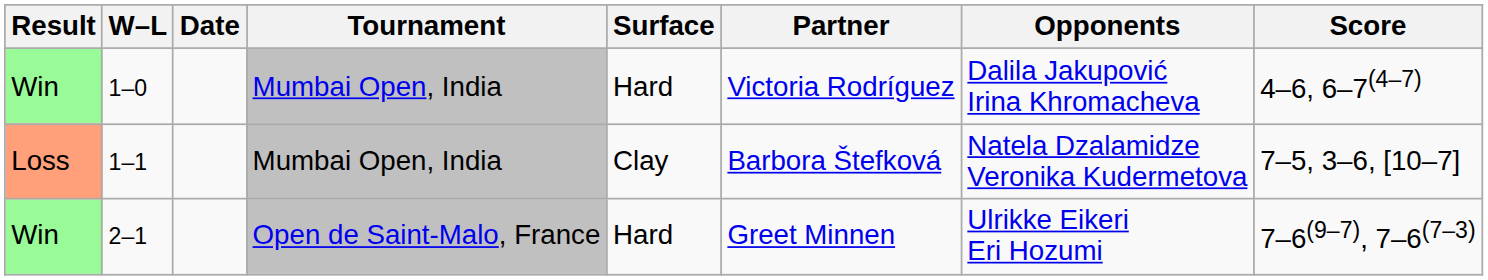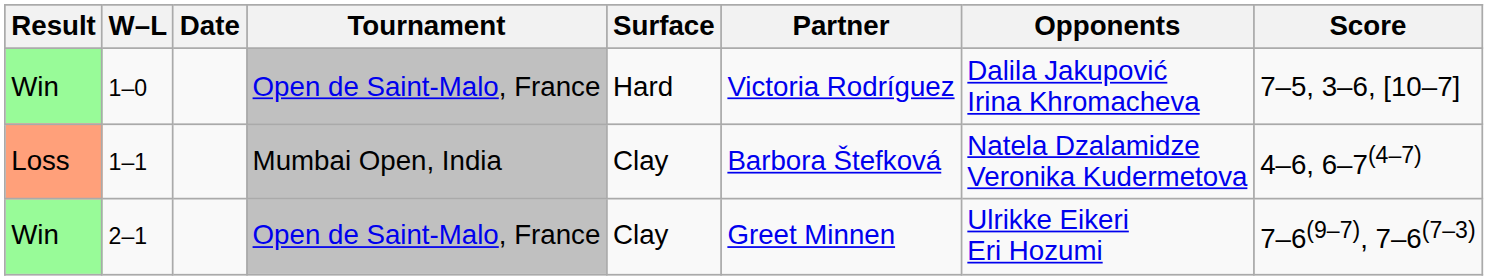(377, 85) Mumbai Open, India -> (426, 85) Open de Saint-Malo, France
(1341, 85) 4–6, 6–7(4–7) -> (1360, 85) 7–5, 3–6, [10–7]
(1360, 160) 7–5, 3–6, [10–7] -> (1341, 160) 4–6, 6–7(4–7)
(643, 235) Hard -> (641, 235) Clay
